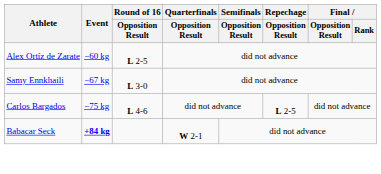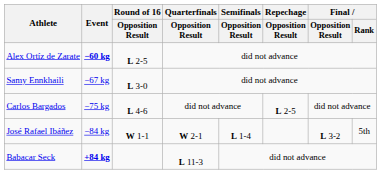(97, 56) normal -> (97, 56) bold
+ row: (40, 131)
(191, 137) W 2-1 -> (191, 162) L 11-3
